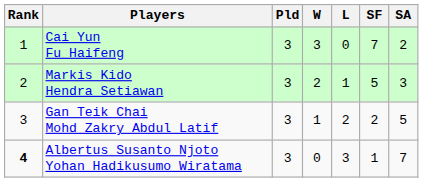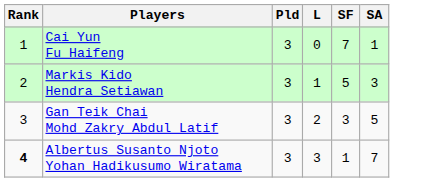- column: (317, 15)
(403, 45) 2 -> (374, 45) 1
(374, 120) 2 -> (346, 120) 3
